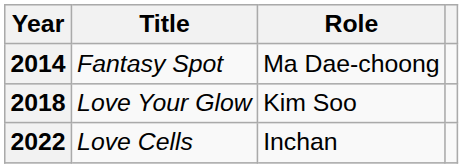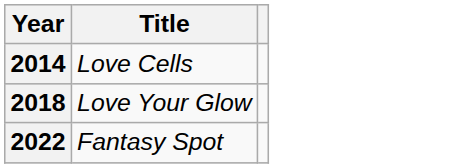- column: (351, 24)
(150, 63) Fantasy Spot -> (135, 63) Love Cells
(135, 142) Love Cells -> (150, 142) Fantasy Spot
